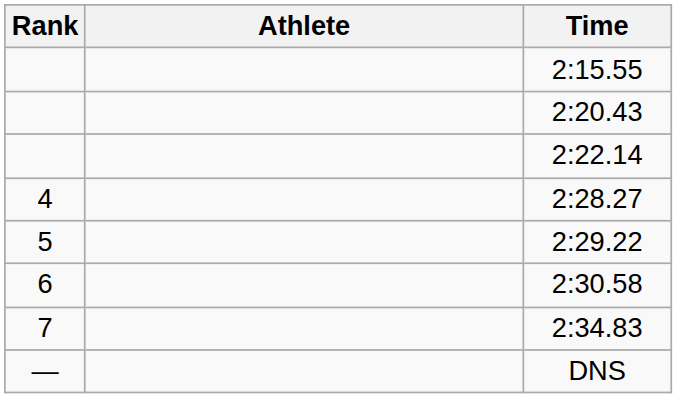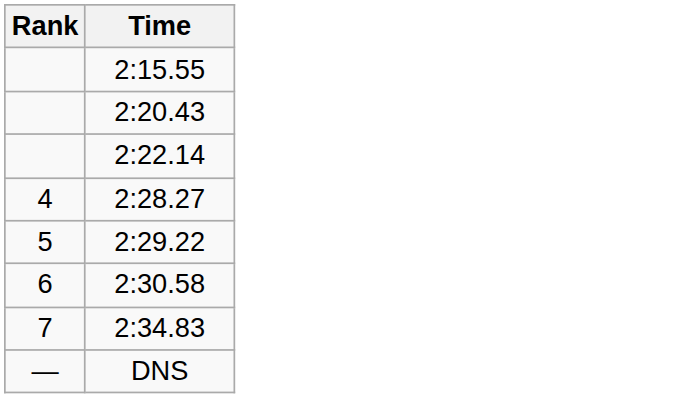- column: (304, 26)
